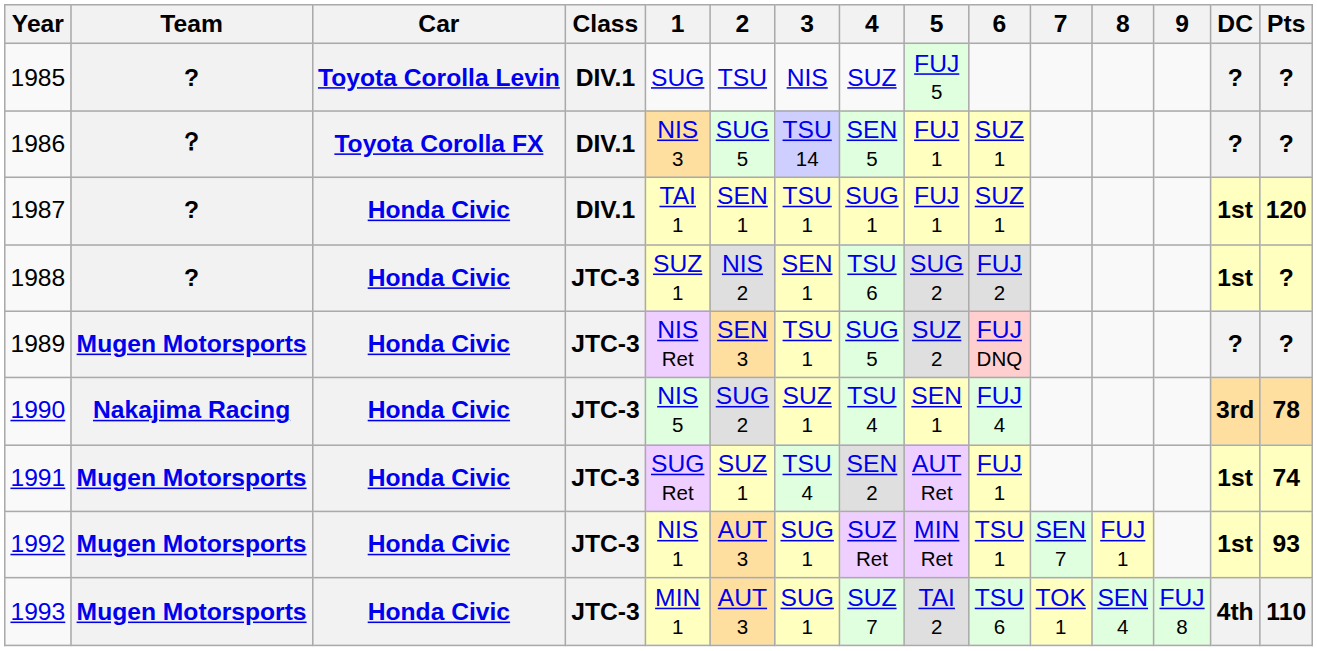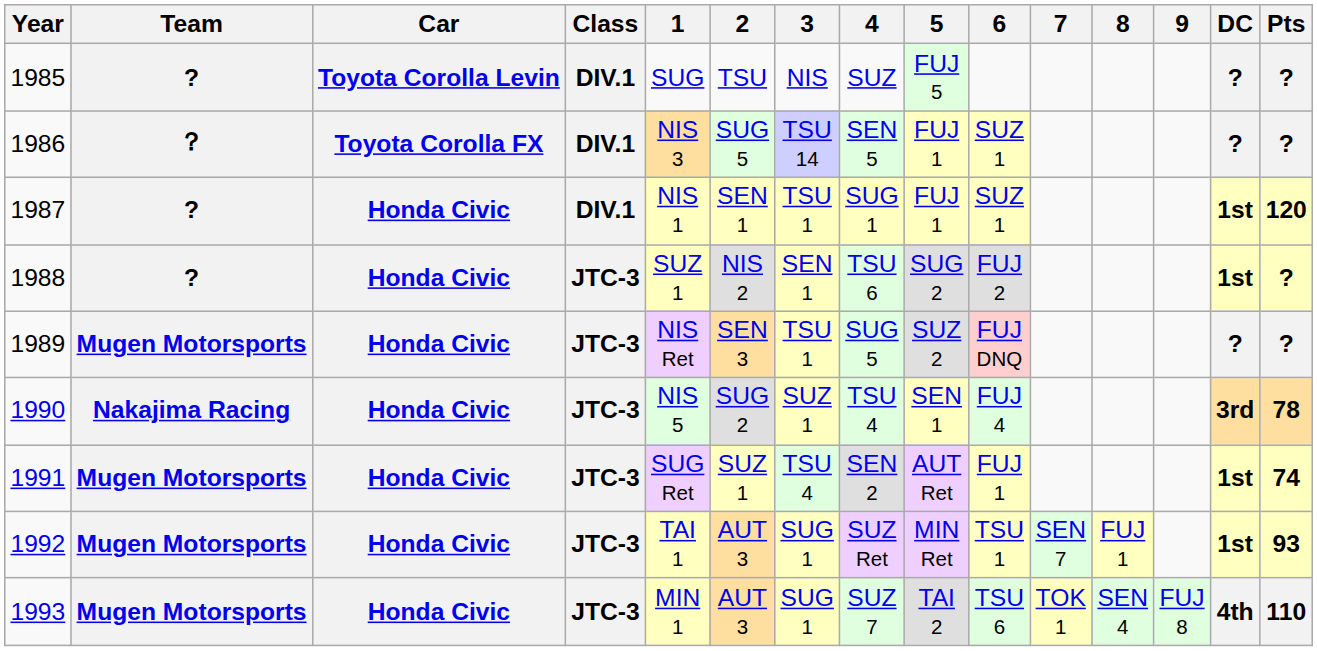(678, 210) TAI 1 -> (678, 210) NIS 1
(678, 544) NIS 1 -> (678, 544) TAI 1
